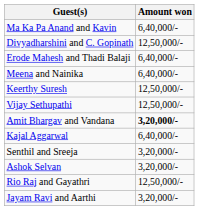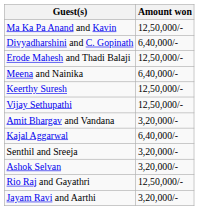(158, 27) 6,40,000/- -> (160, 27) 12,50,000/-
(160, 43) 12,50,000/- -> (158, 43) 6,40,000/-
(158, 58) 6,40,000/- -> (160, 58) 12,50,000/-
(158, 120) bold -> (158, 120) normal
